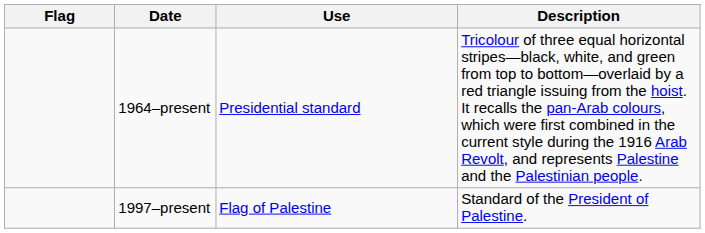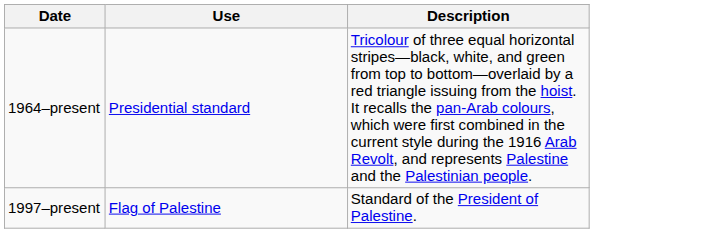- column: (60, 16)
